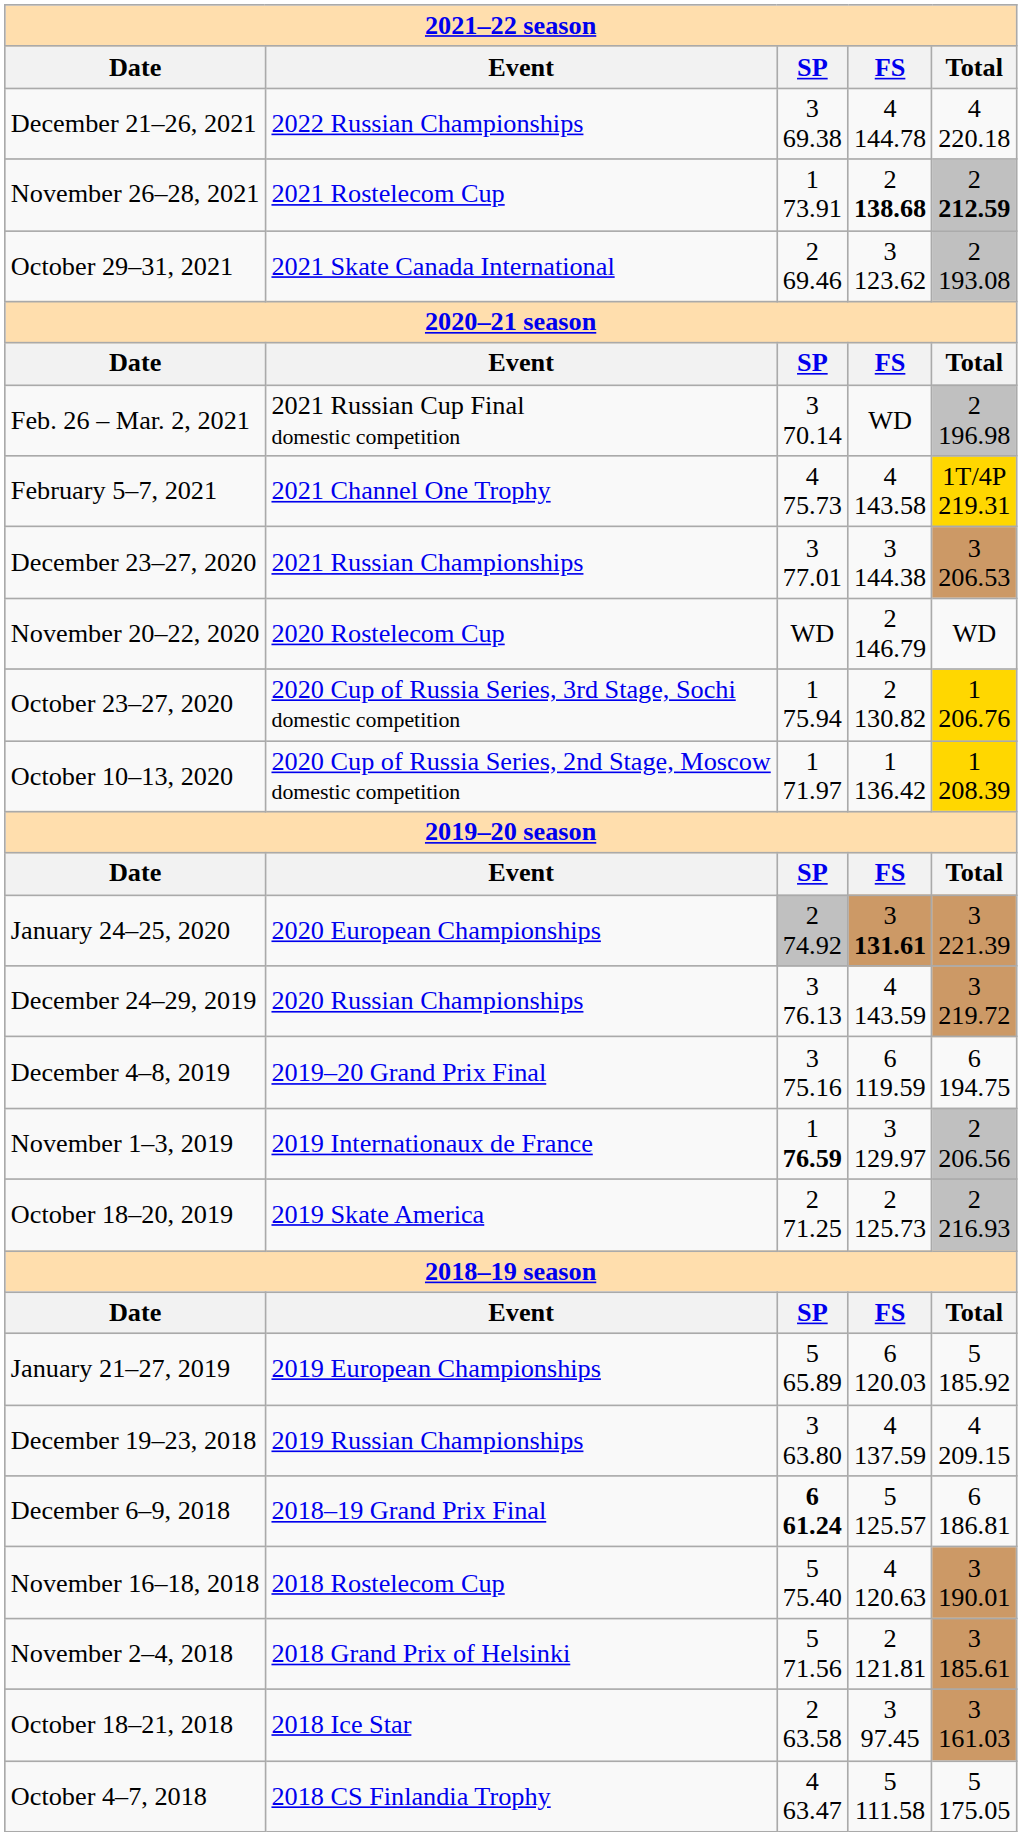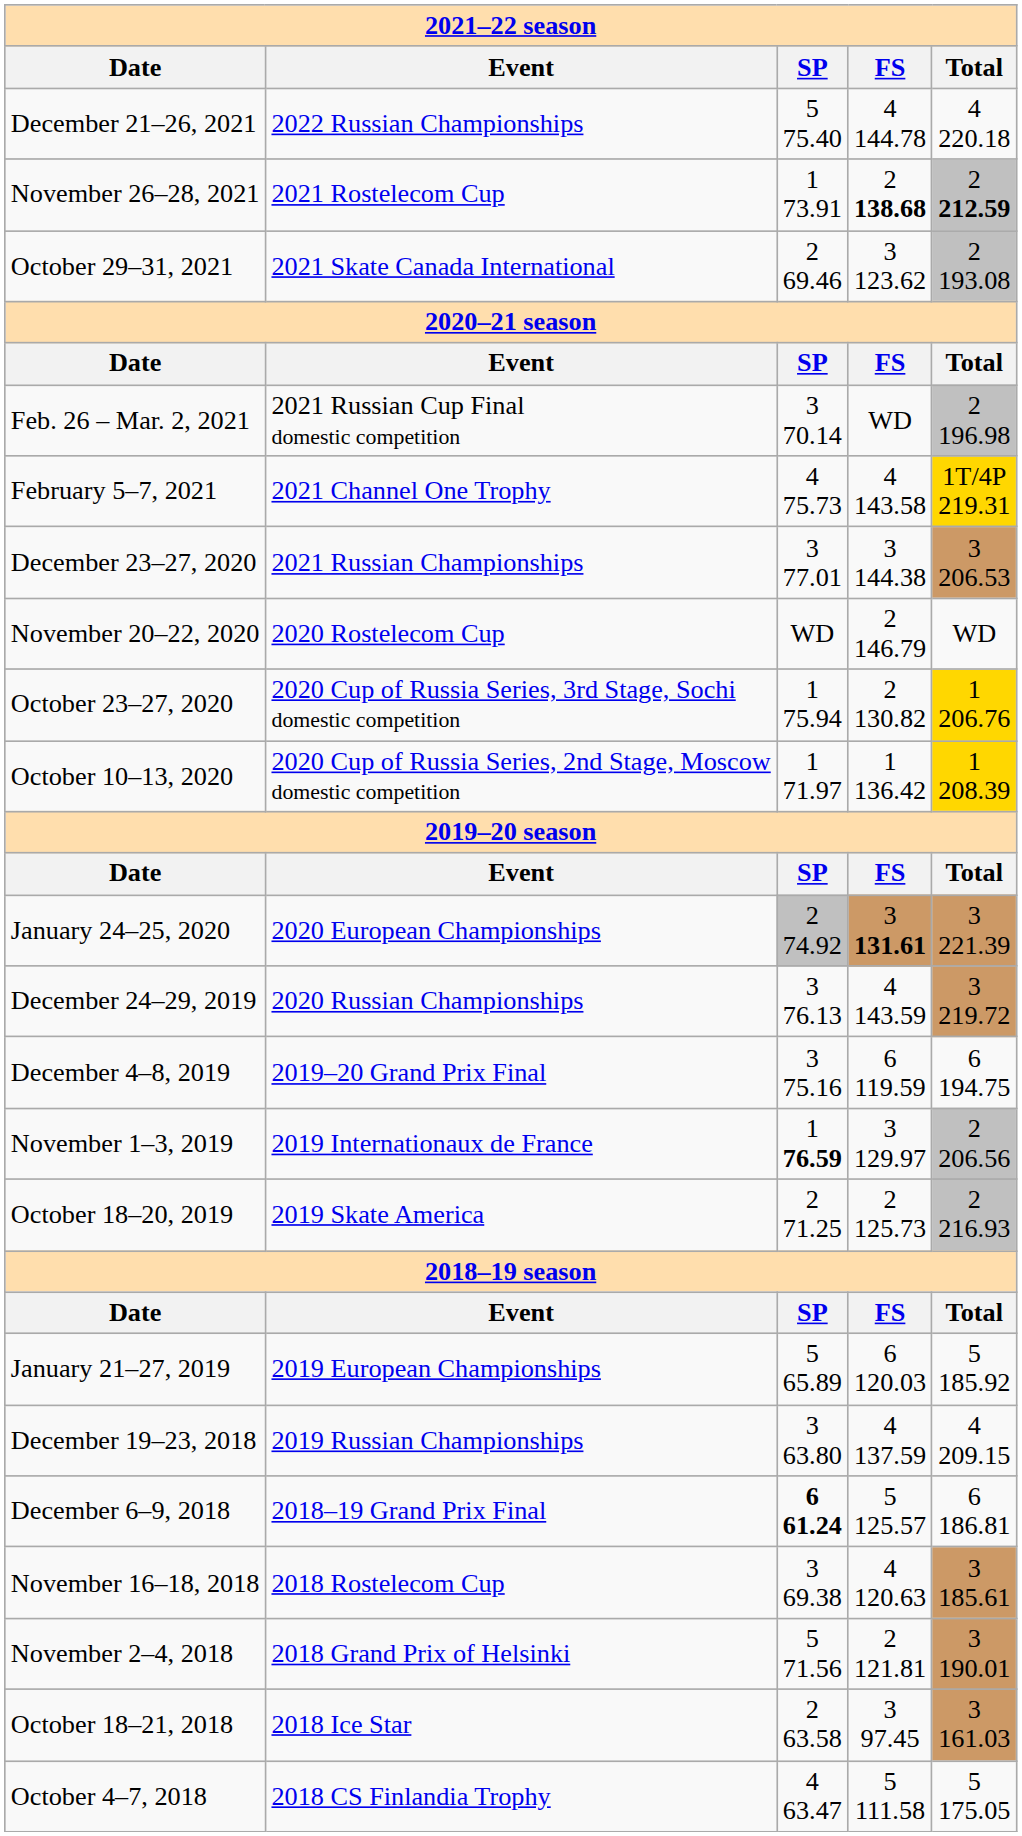(812, 123) 3 69.38 -> (812, 123) 5 75.40
(812, 1582) 5 75.40 -> (812, 1582) 3 69.38
(974, 1582) 3 190.01 -> (974, 1582) 3 185.61
(974, 1653) 3 185.61 -> (974, 1653) 3 190.01
